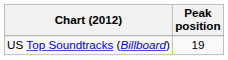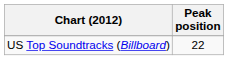(198, 45) 19 -> (198, 45) 22
